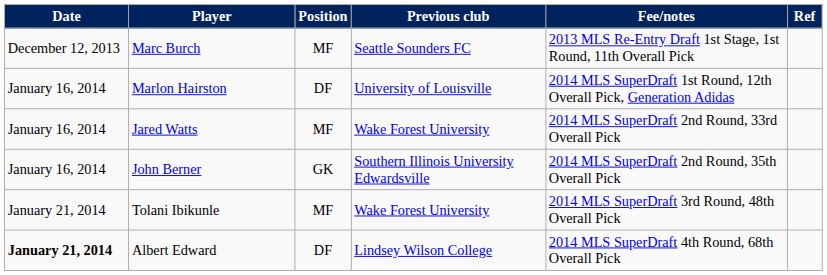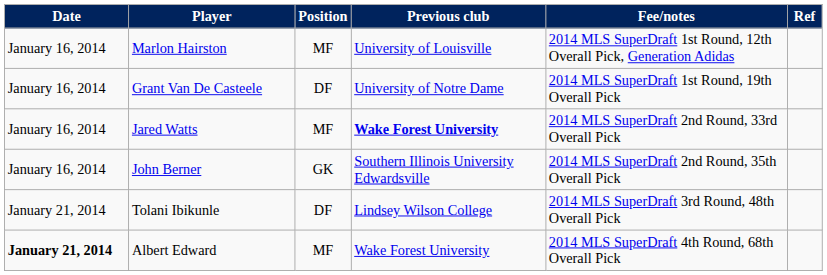- row: (166, 48)
(323, 88) DF -> (323, 48) MF
+ row: (197, 88)
(422, 129) normal -> (426, 129) bold
(323, 210) MF -> (323, 210) DF
(422, 210) Wake Forest University -> (423, 210) Lindsey Wilson College
(323, 250) DF -> (323, 250) MF
(423, 250) Lindsey Wilson College -> (422, 250) Wake Forest University
